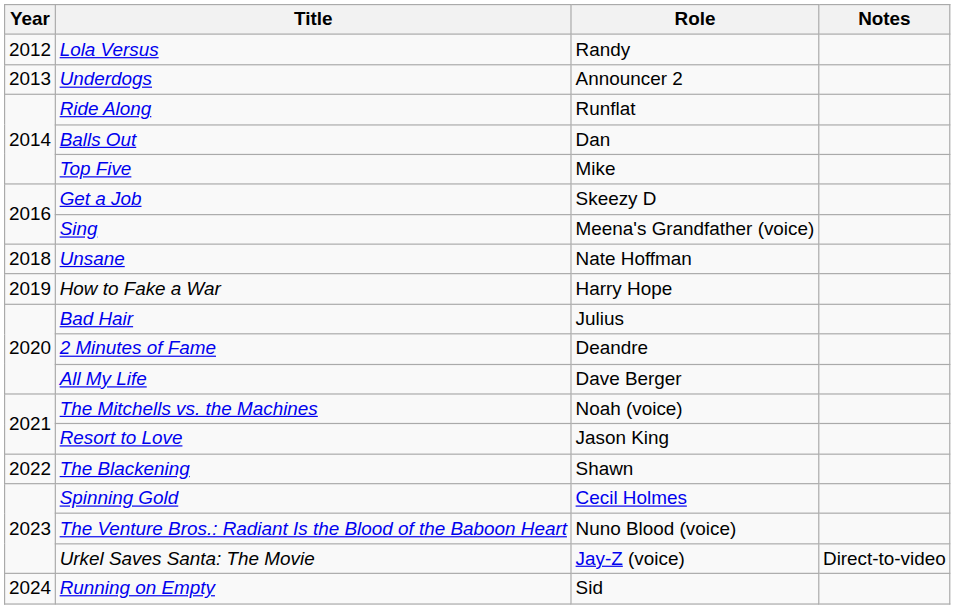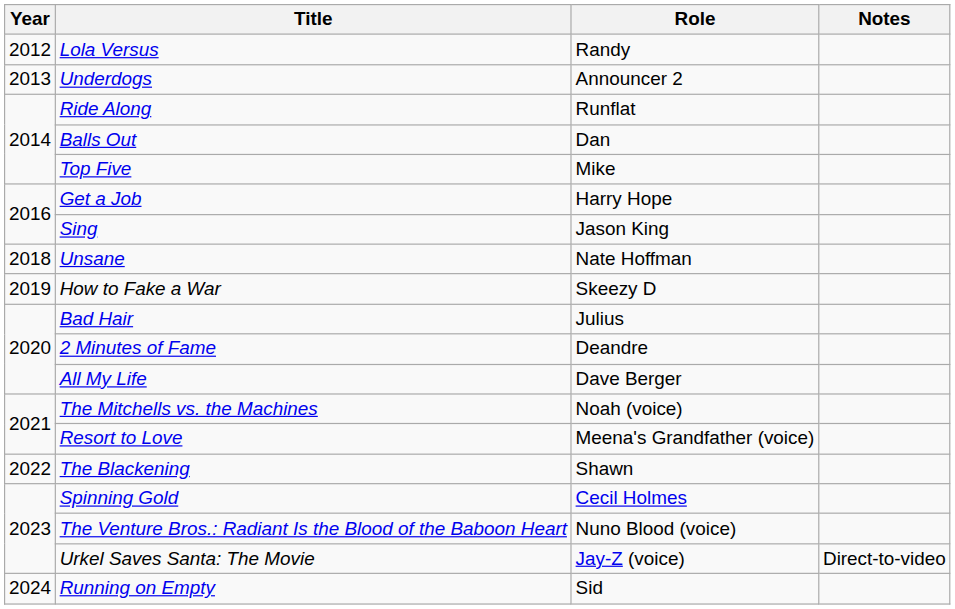(616, 199) Skeezy D -> (624, 199) Harry Hope
(695, 229) Meena's Grandfather (voice) -> (622, 229) Jason King
(624, 288) Harry Hope -> (616, 288) Skeezy D
(622, 438) Jason King -> (695, 438) Meena's Grandfather (voice)
